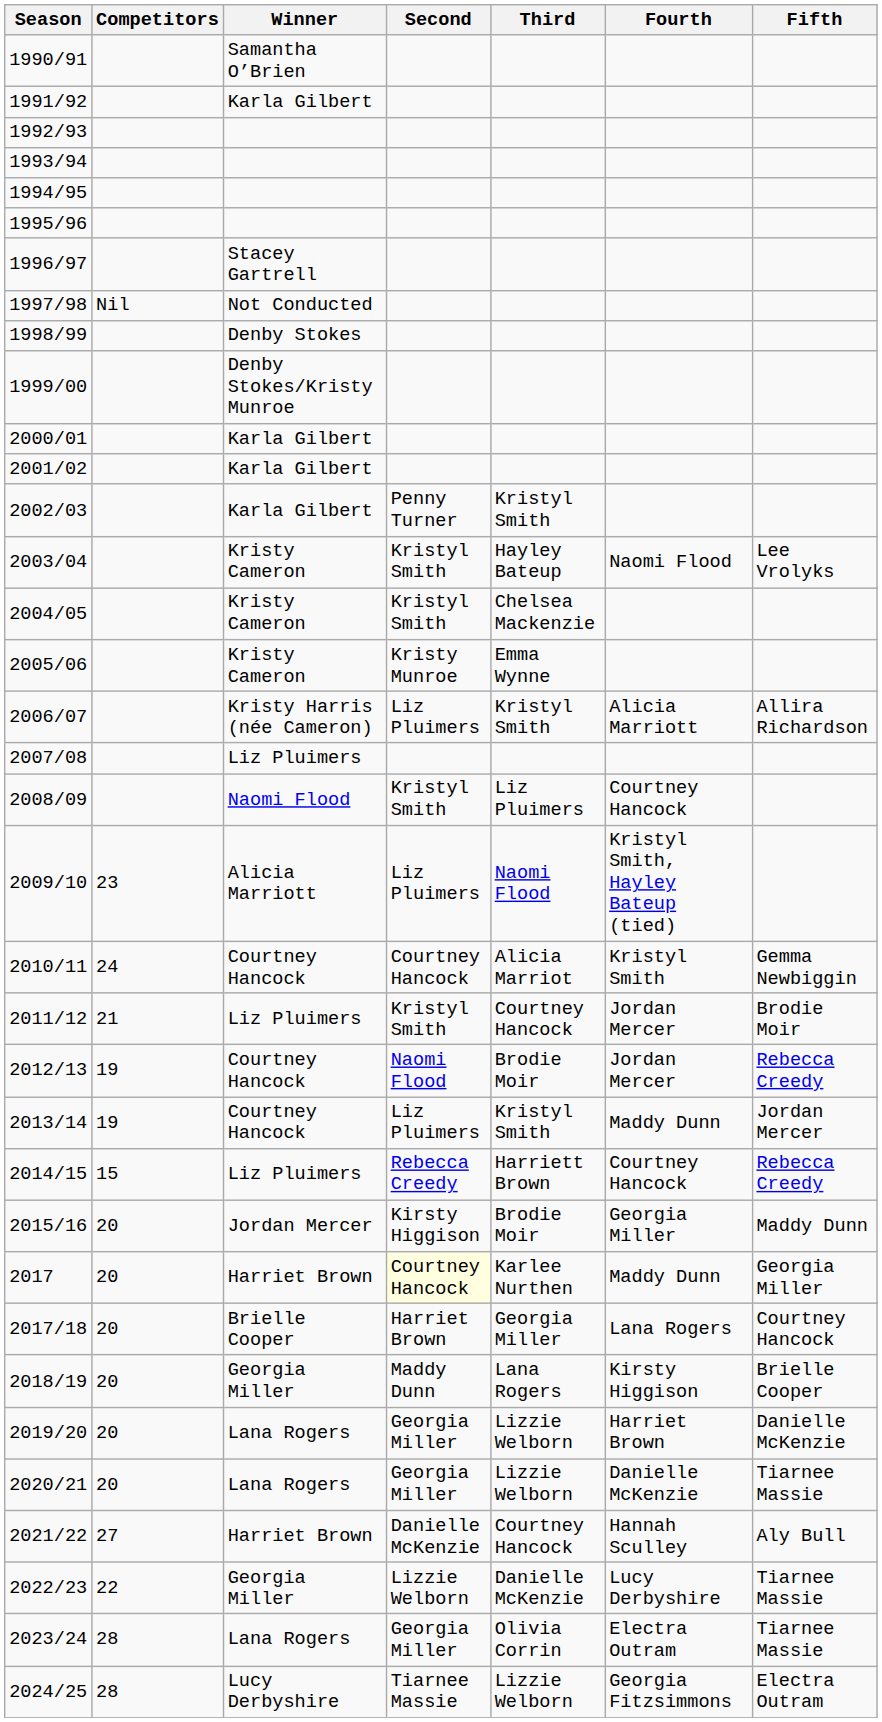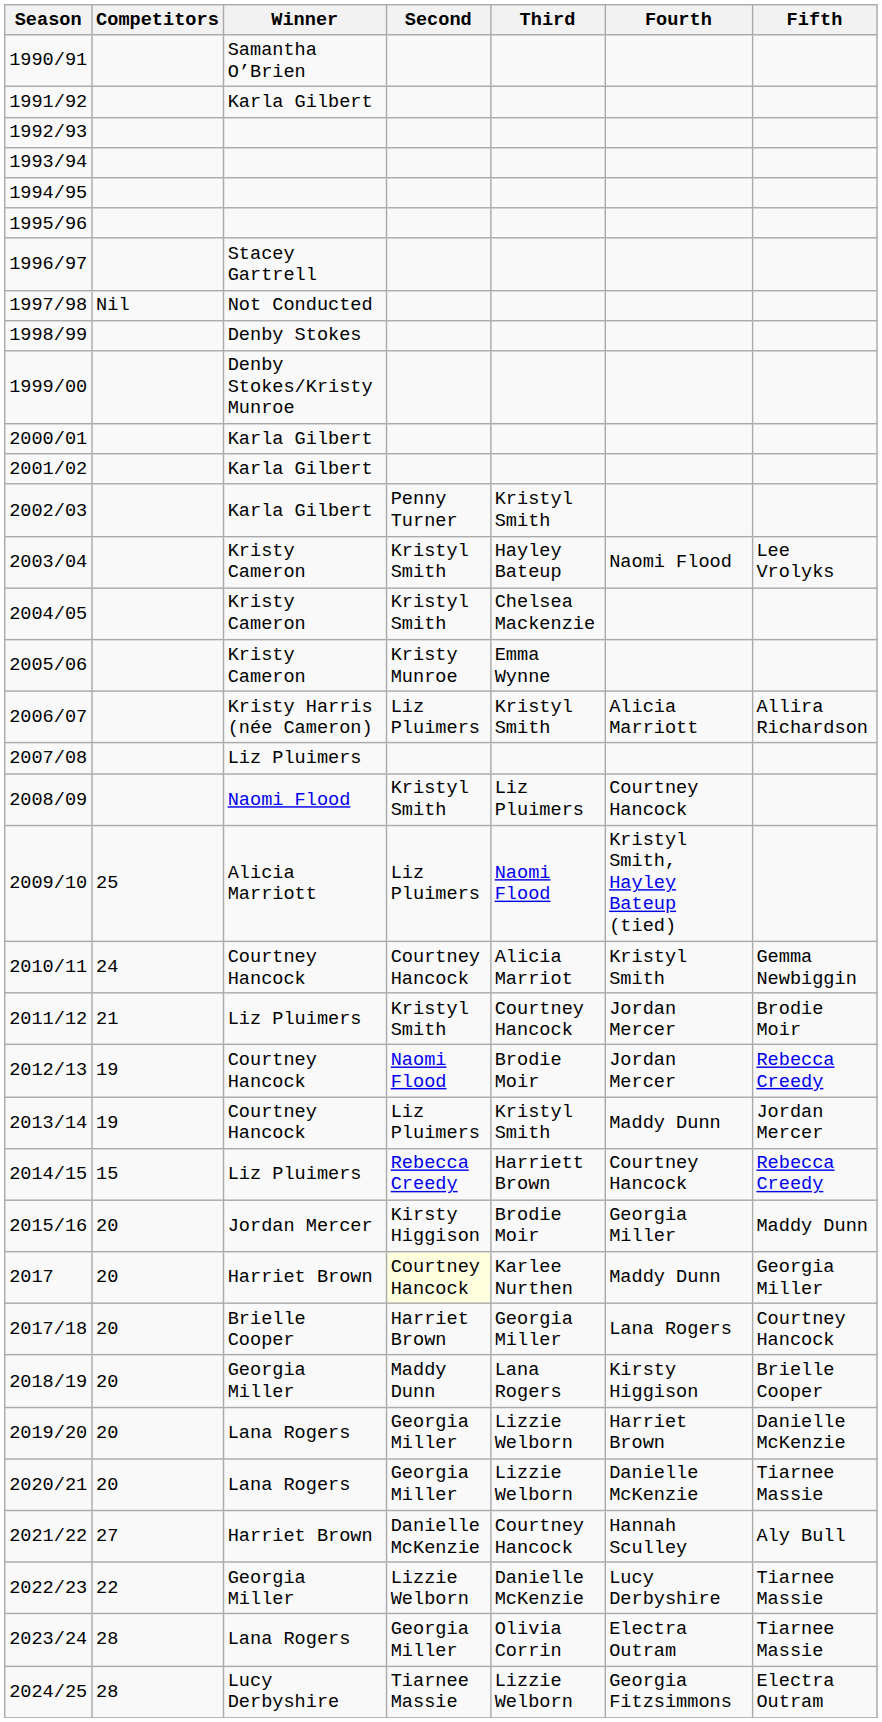(107, 883) 23 -> (107, 883) 25
